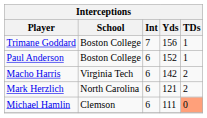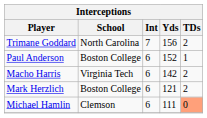(111, 43) Boston College -> (110, 43) North Carolina
(186, 43) 1 -> (186, 43) 2
(110, 89) North Carolina -> (111, 89) Boston College
